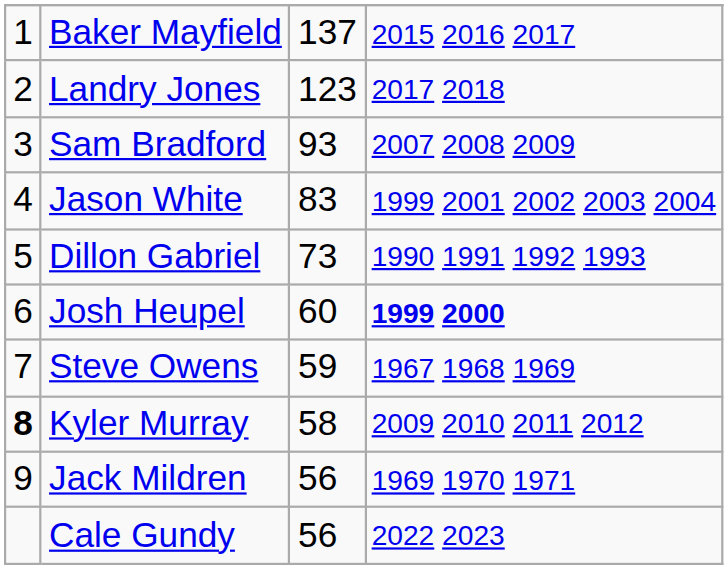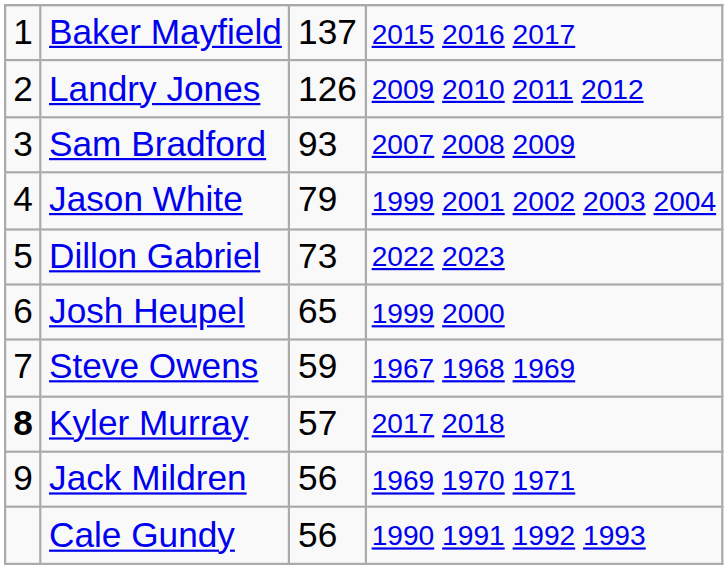(327, 88) 123 -> (327, 88) 126
(438, 89) 2017 2018 -> (508, 89) 2009 2010 2011 2012
(318, 199) 83 -> (318, 199) 79
(509, 256) 1990 1991 1992 1993 -> (438, 256) 2022 2023
(318, 311) 60 -> (318, 311) 65
(438, 312) bold -> (438, 312) normal
(318, 423) 58 -> (318, 423) 57
(508, 424) 2009 2010 2011 2012 -> (438, 424) 2017 2018
(438, 535) 2022 2023 -> (509, 535) 1990 1991 1992 1993
